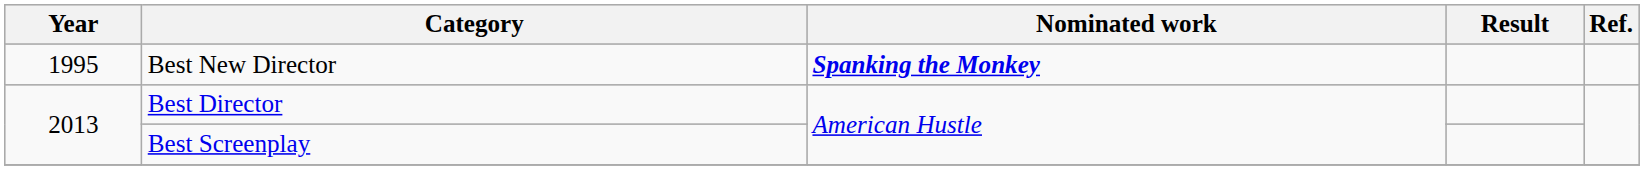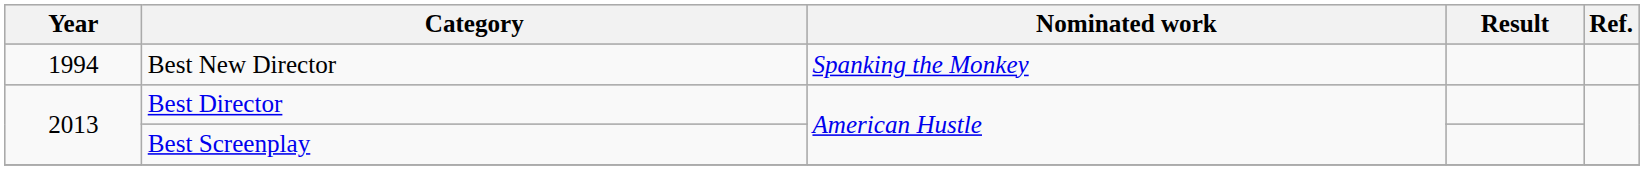(73, 64) 1995 -> (73, 64) 1994
(926, 64) bold -> (921, 64) normal
